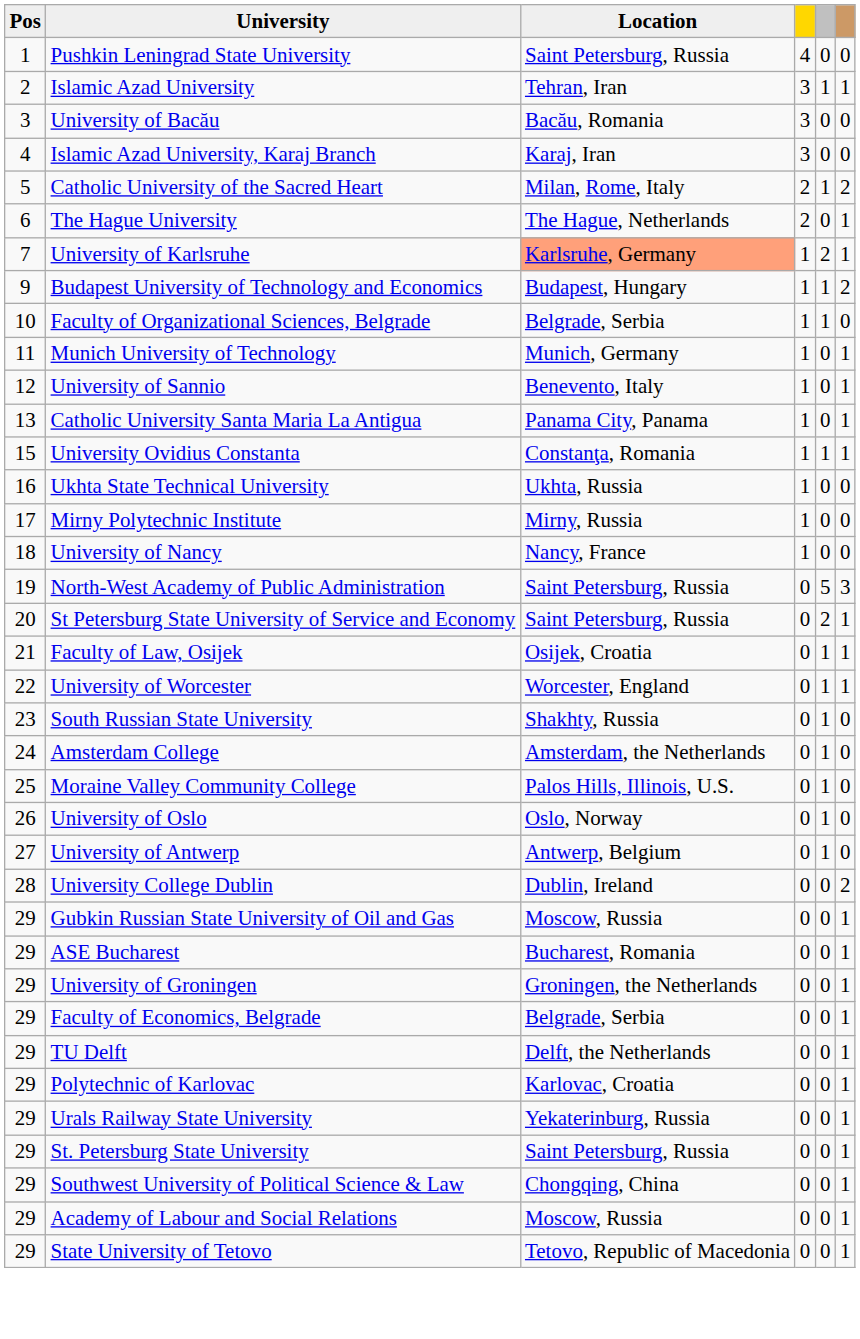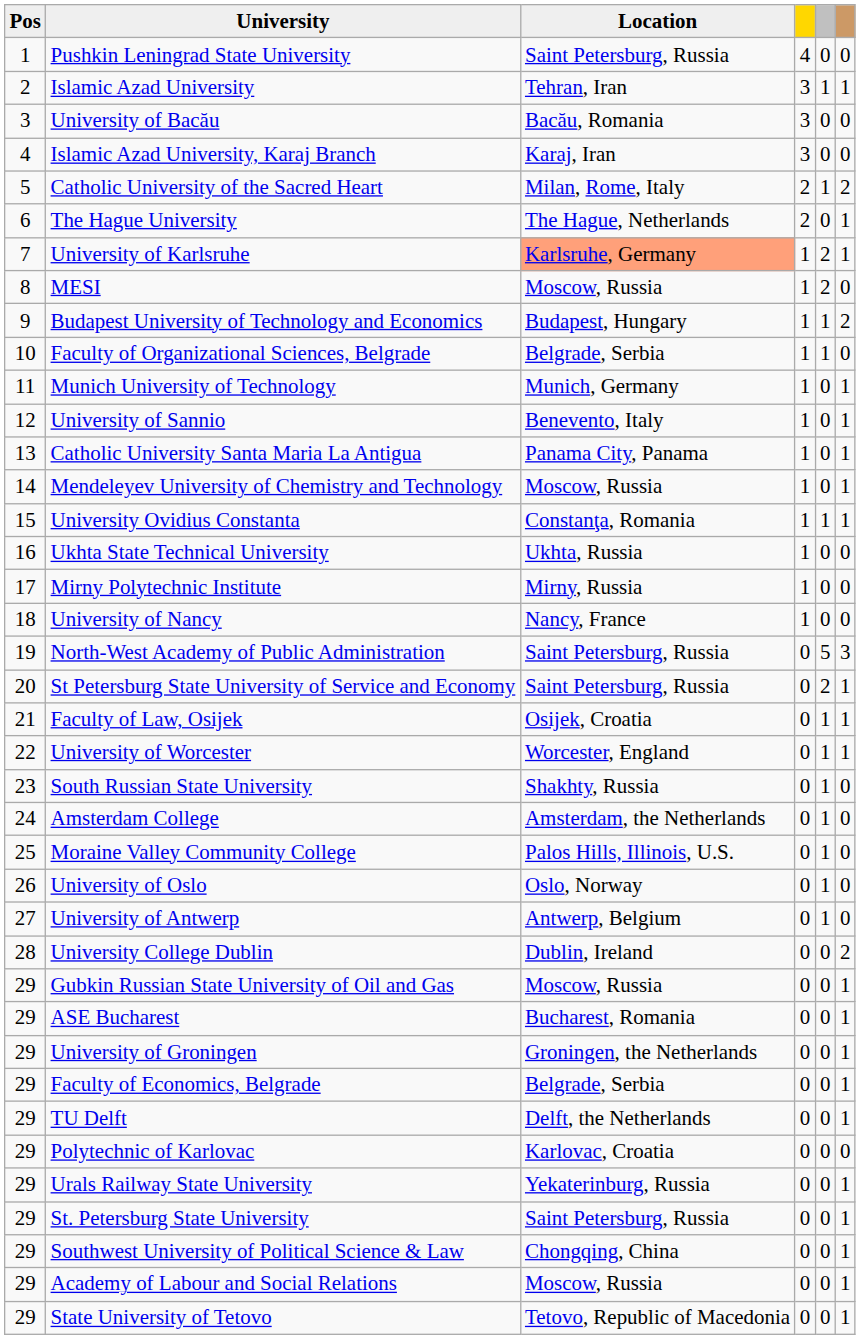+ row: (76, 287)
+ row: (276, 486)
(845, 1084) 1 -> (845, 1151) 0
